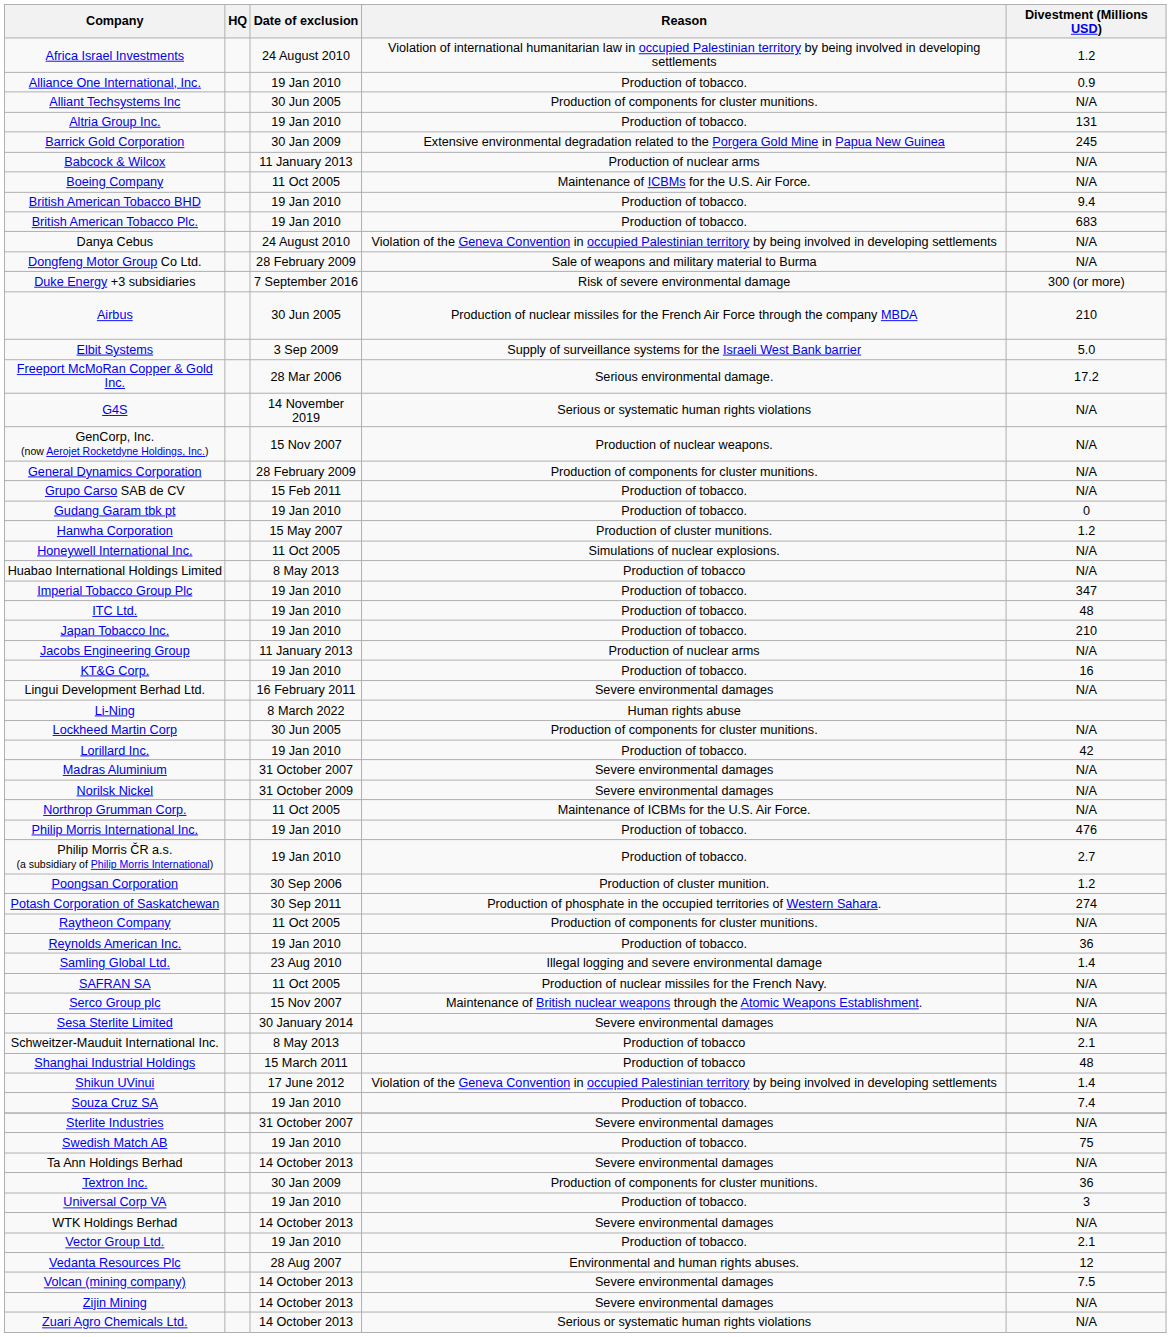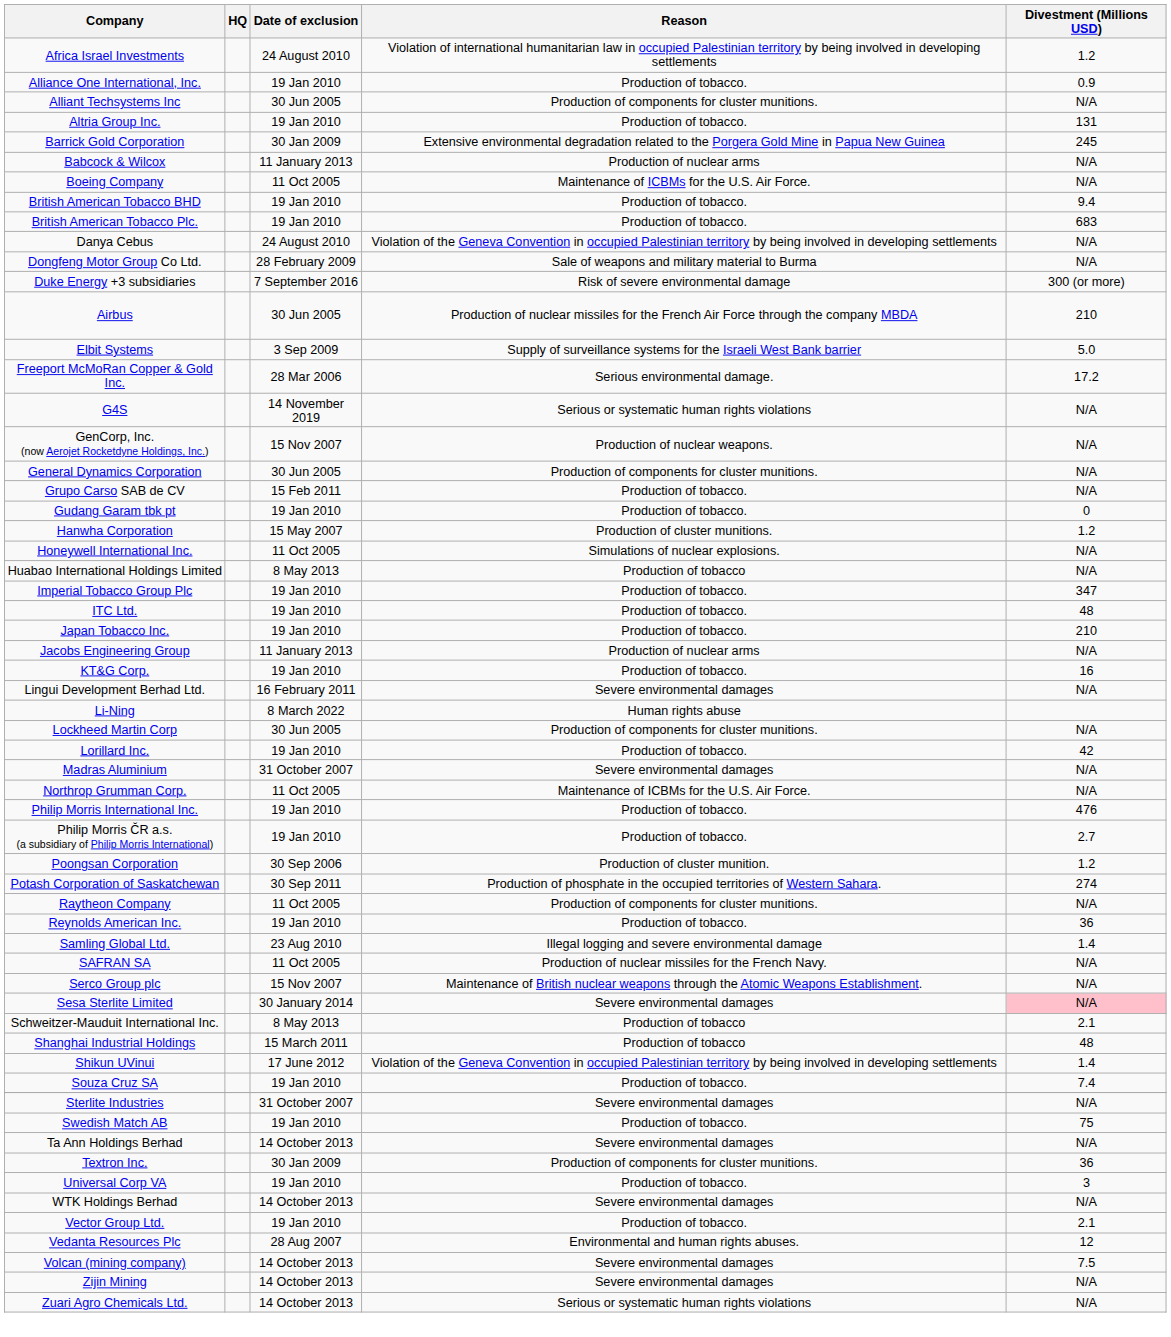(306, 471) 28 February 2009 -> (306, 471) 30 Jun 2005
- row: (115, 790)
(1086, 1023) no background -> (1086, 1003) pink background
